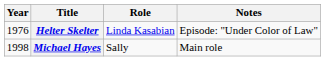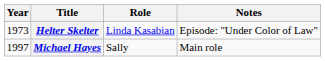(18, 30) 1976 -> (18, 30) 1973
(18, 47) 1998 -> (18, 47) 1997
